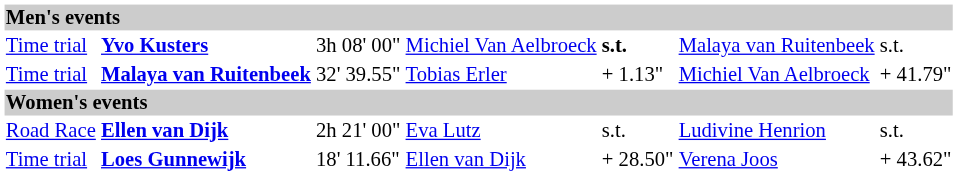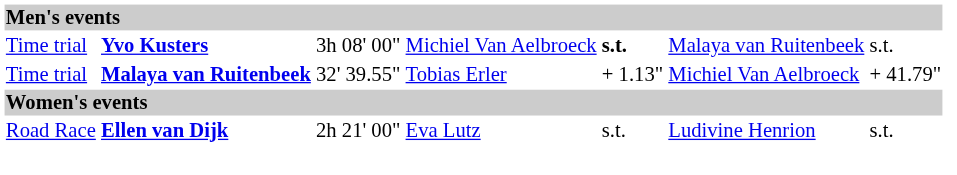- row: (174, 159)
